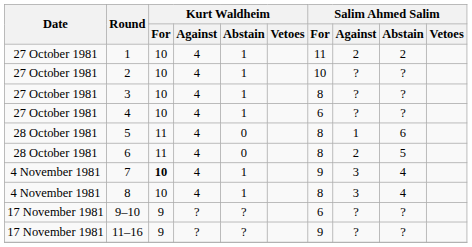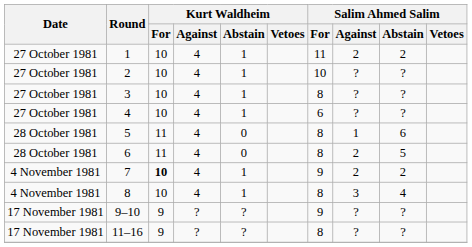(356, 172) 3 -> (356, 172) 2
(403, 172) 4 -> (403, 172) 2
(320, 212) 6 -> (320, 212) 9
(320, 232) 9 -> (320, 232) 8
